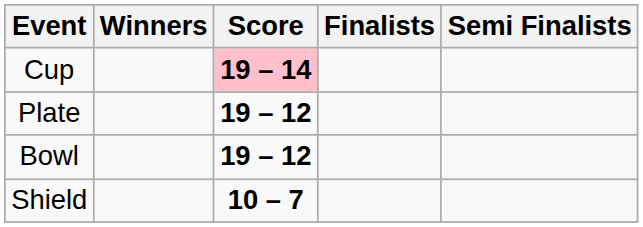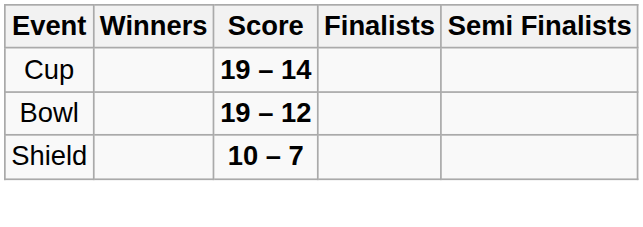(266, 69) pink background -> (266, 69) no background
- row: (49, 112)
